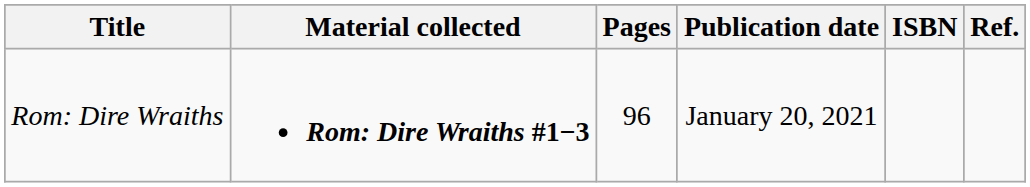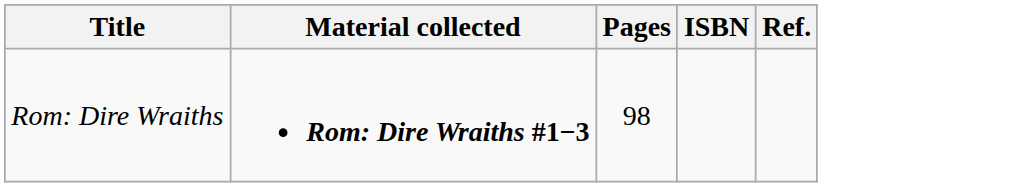- column: (781, 26)
(637, 114) 96 -> (637, 114) 98
